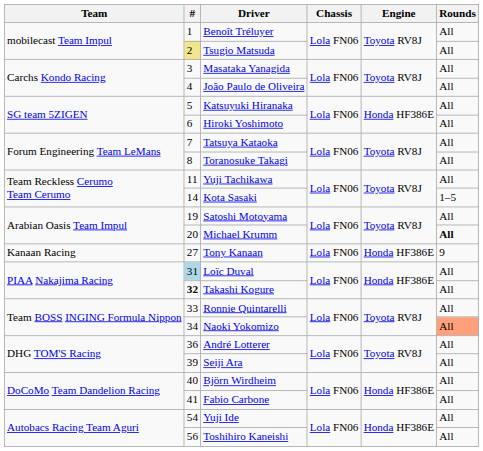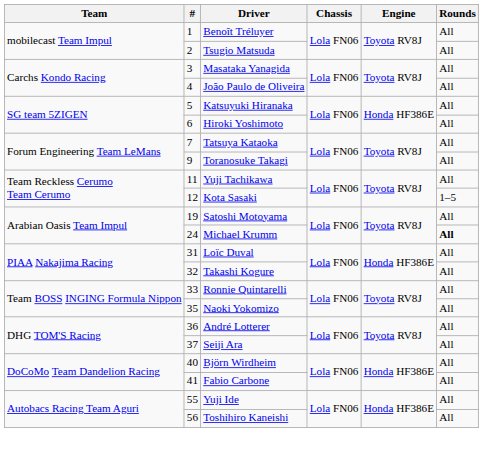(190, 50) khaki background -> (190, 50) no background
(190, 160) 8 -> (190, 160) 9
(192, 197) 14 -> (192, 197) 12
(192, 234) 20 -> (192, 234) 24
- row: (233, 252)
(192, 270) lightblue background -> (192, 252) no background
(192, 289) bold -> (192, 270) normal
(192, 326) 34 -> (192, 307) 35
(446, 326) lightsalmon background -> (446, 307) no background
(192, 362) 39 -> (192, 344) 37
(192, 418) 54 -> (192, 399) 55
